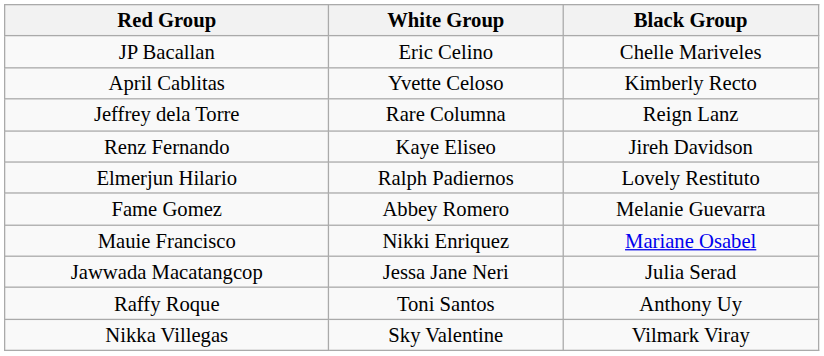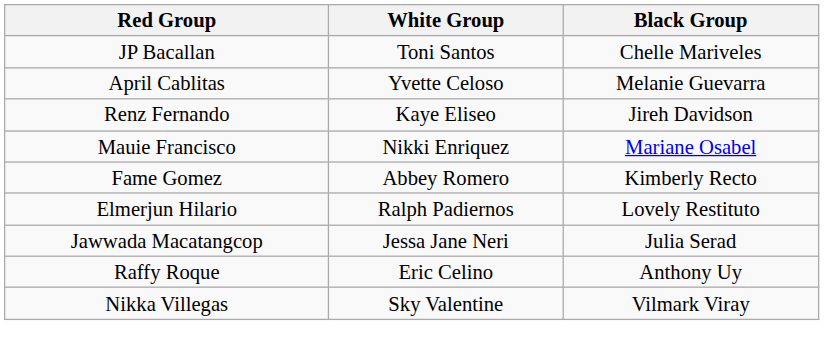(446, 52) Eric Celino -> (446, 52) Toni Santos
(691, 83) Kimberly Recto -> (691, 83) Melanie Guevarra
- row: (167, 115)
rows swapped: (167, 240) <-> (167, 178)
(691, 209) Melanie Guevarra -> (691, 178) Kimberly Recto
(446, 303) Toni Santos -> (446, 272) Eric Celino
